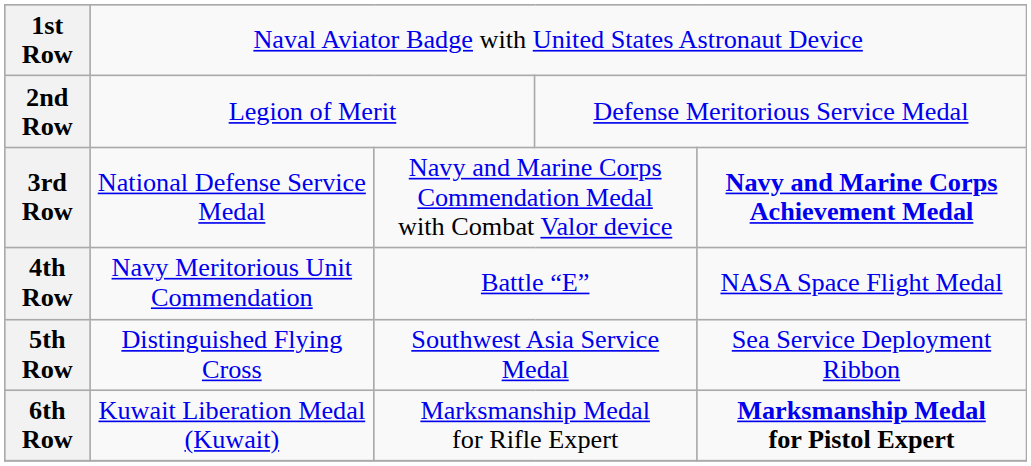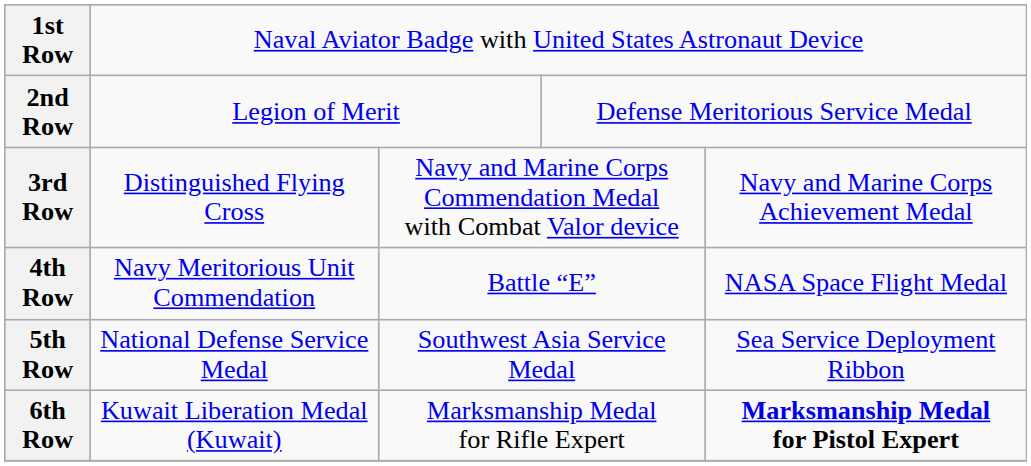(232, 197) National Defense Service Medal -> (234, 197) Distinguished Flying Cross
(861, 197) bold -> (866, 197) normal
(232, 354) Distinguished Flying Cross -> (234, 354) National Defense Service Medal
